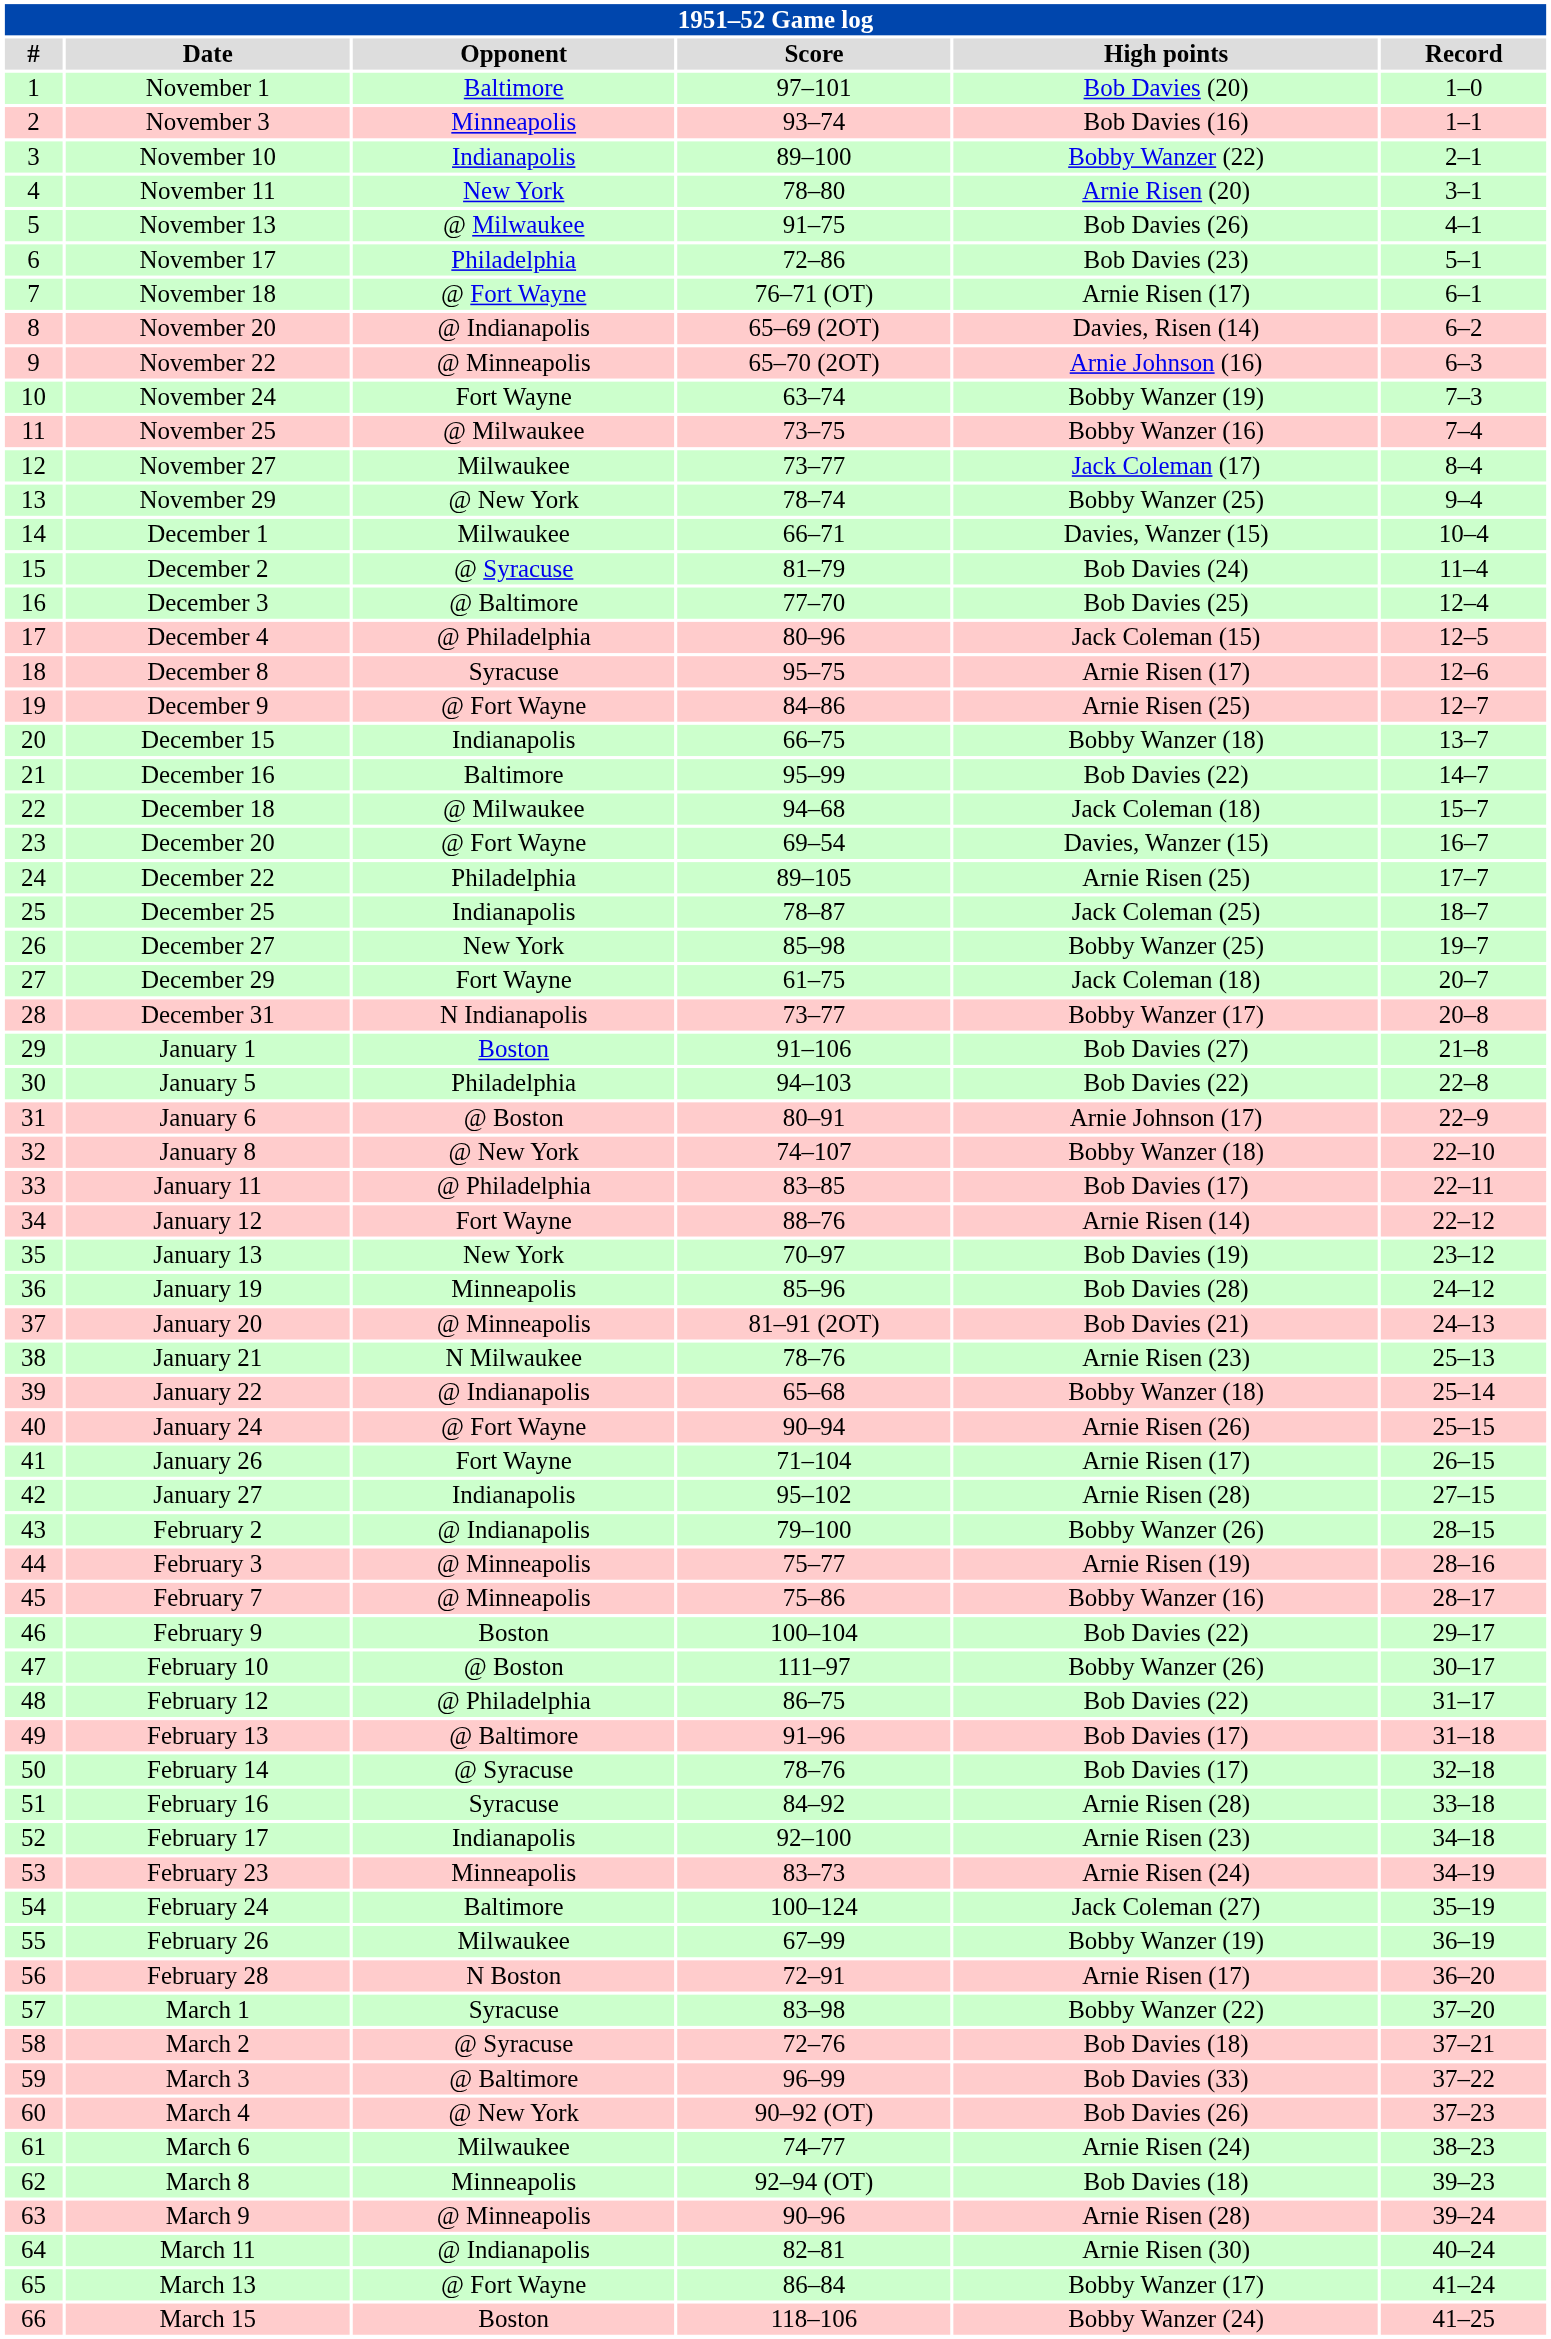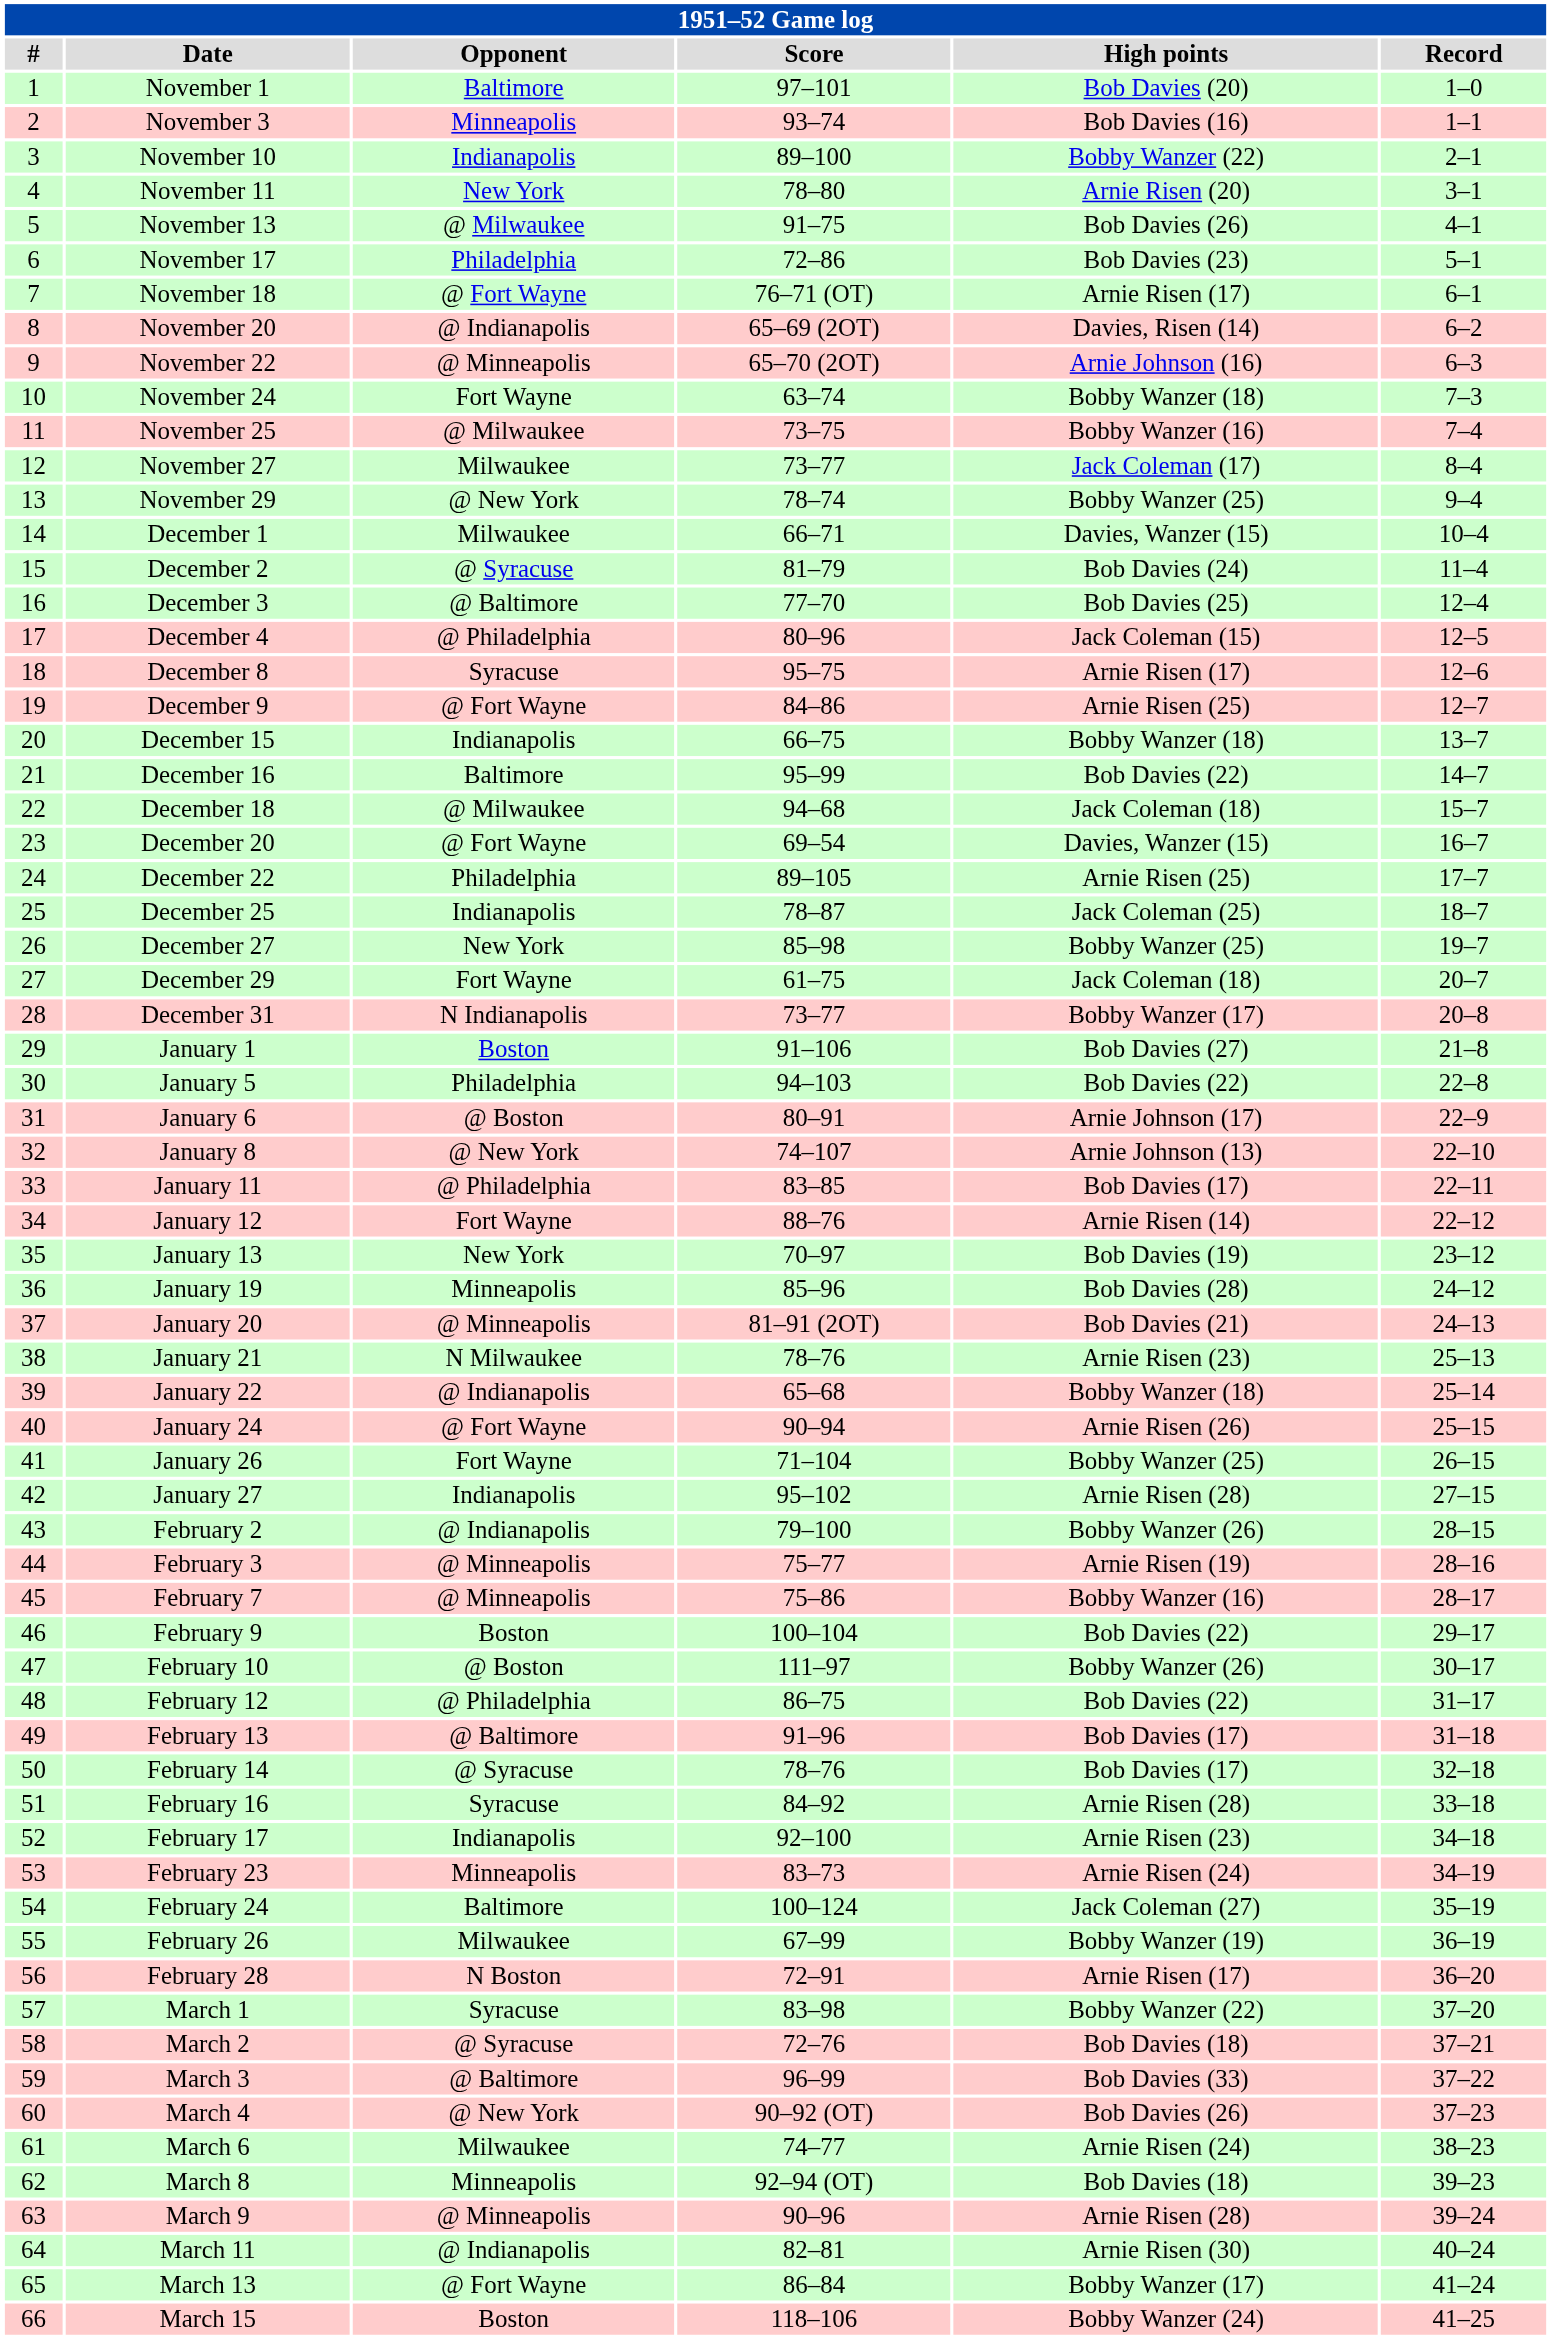(1166, 396) Bobby Wanzer (19) -> (1166, 396) Bobby Wanzer (18)
(1166, 1152) Bobby Wanzer (18) -> (1166, 1152) Arnie Johnson (13)
(1166, 1460) Arnie Risen (17) -> (1166, 1460) Bobby Wanzer (25)
